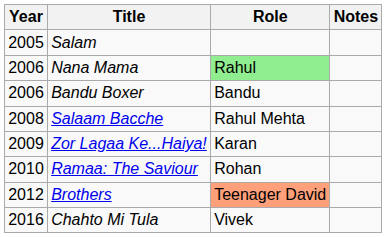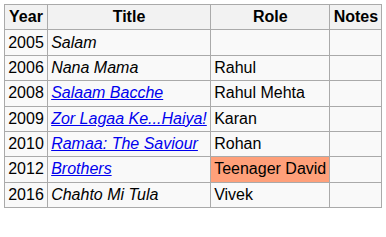(235, 67) lightgreen background -> (235, 67) no background
- row: (97, 93)
